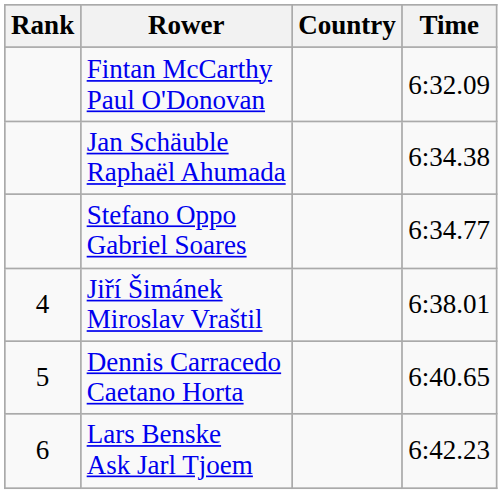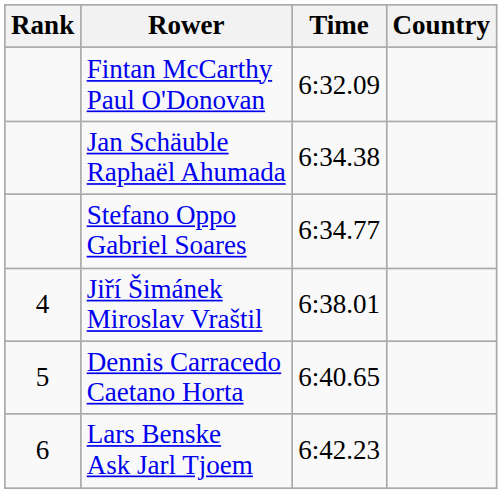columns swapped: (347, 25) <-> (449, 25)
